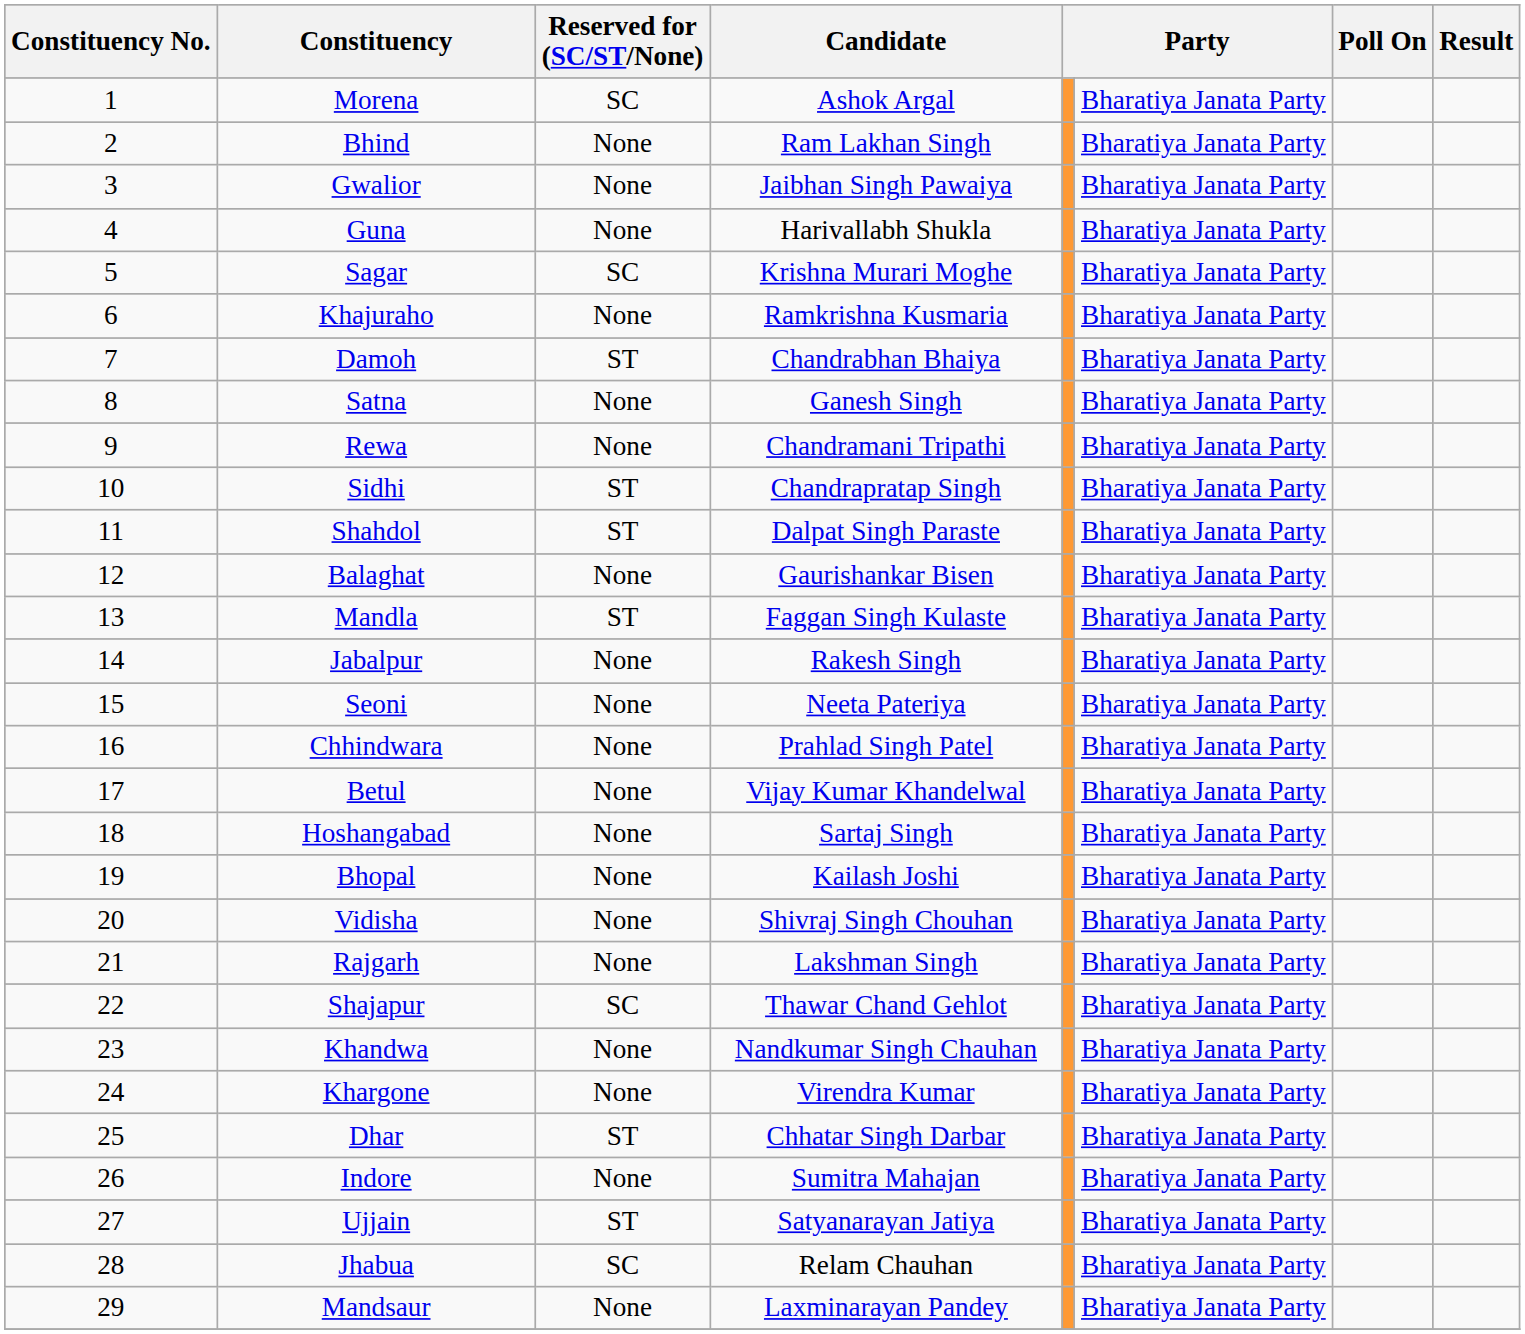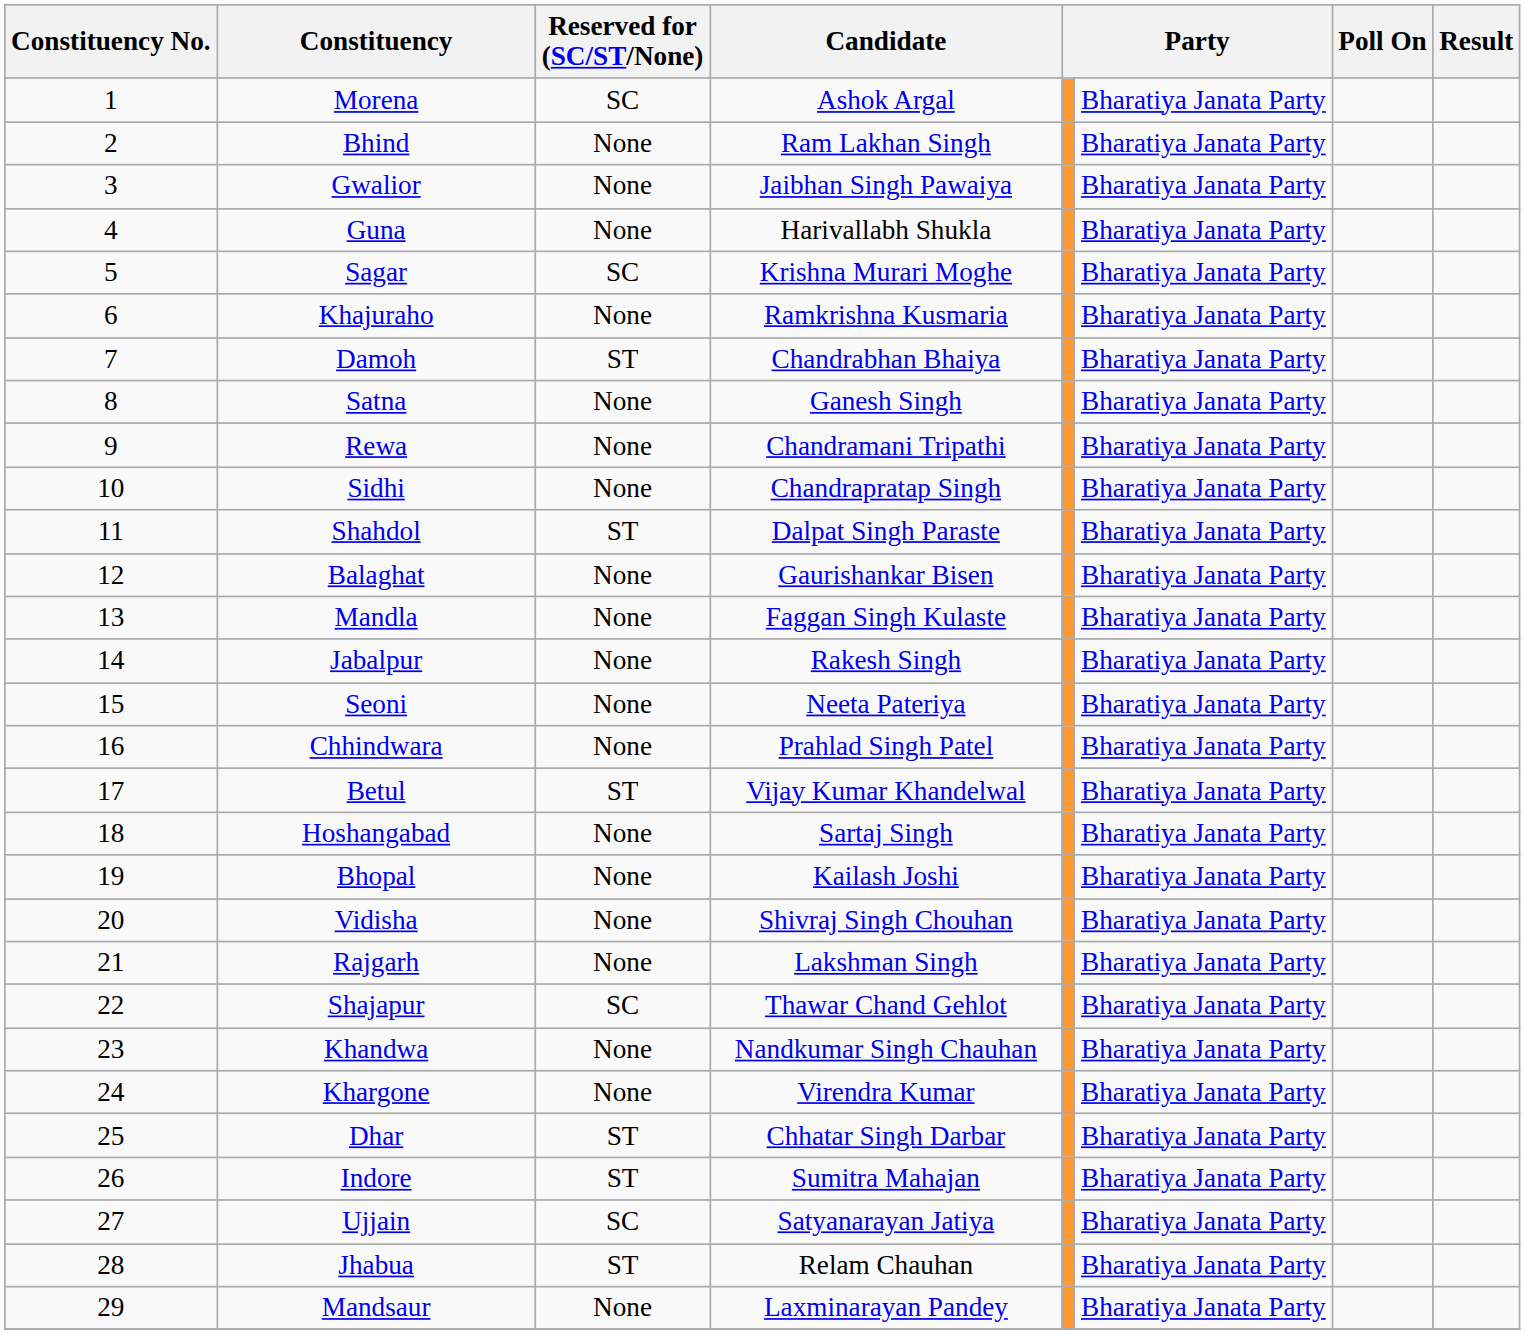(623, 488) ST -> (623, 488) None
(623, 617) ST -> (623, 617) None
(623, 790) None -> (623, 790) ST
(623, 1178) None -> (623, 1178) ST
(623, 1221) ST -> (623, 1221) SC
(623, 1264) SC -> (623, 1264) ST
